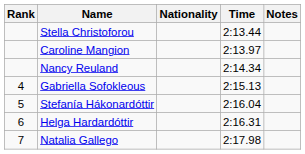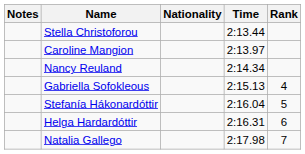columns swapped: (21, 14) <-> (282, 14)
